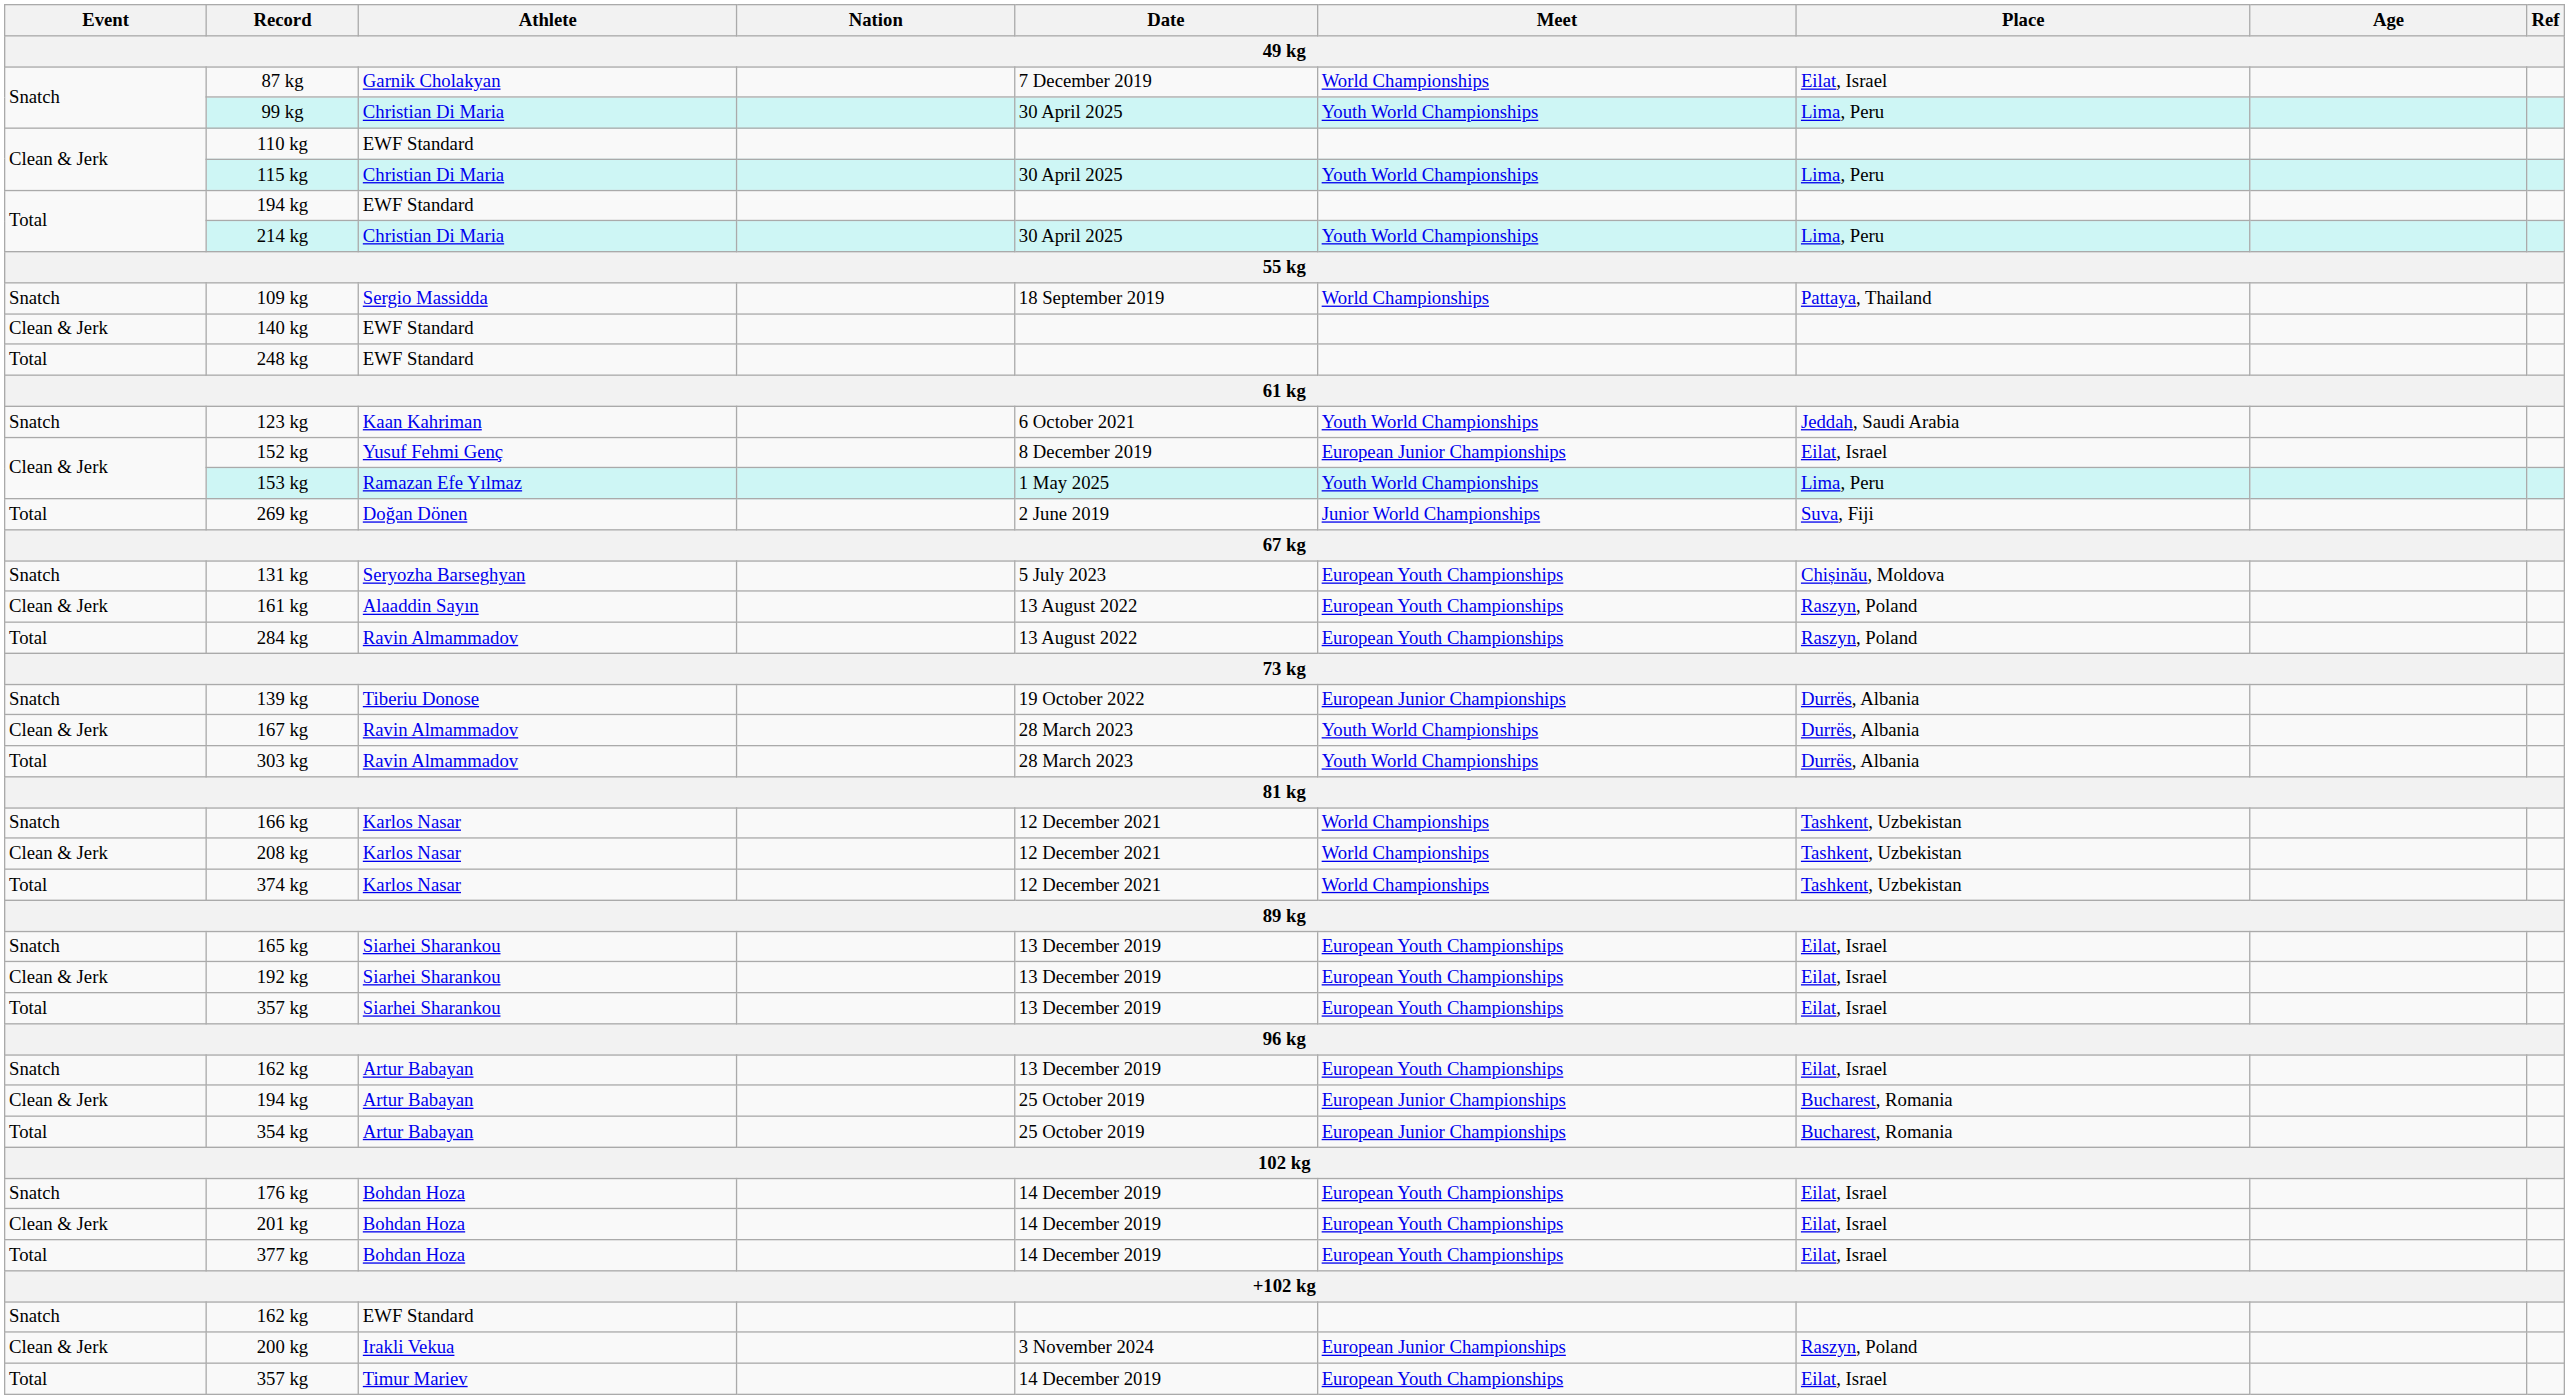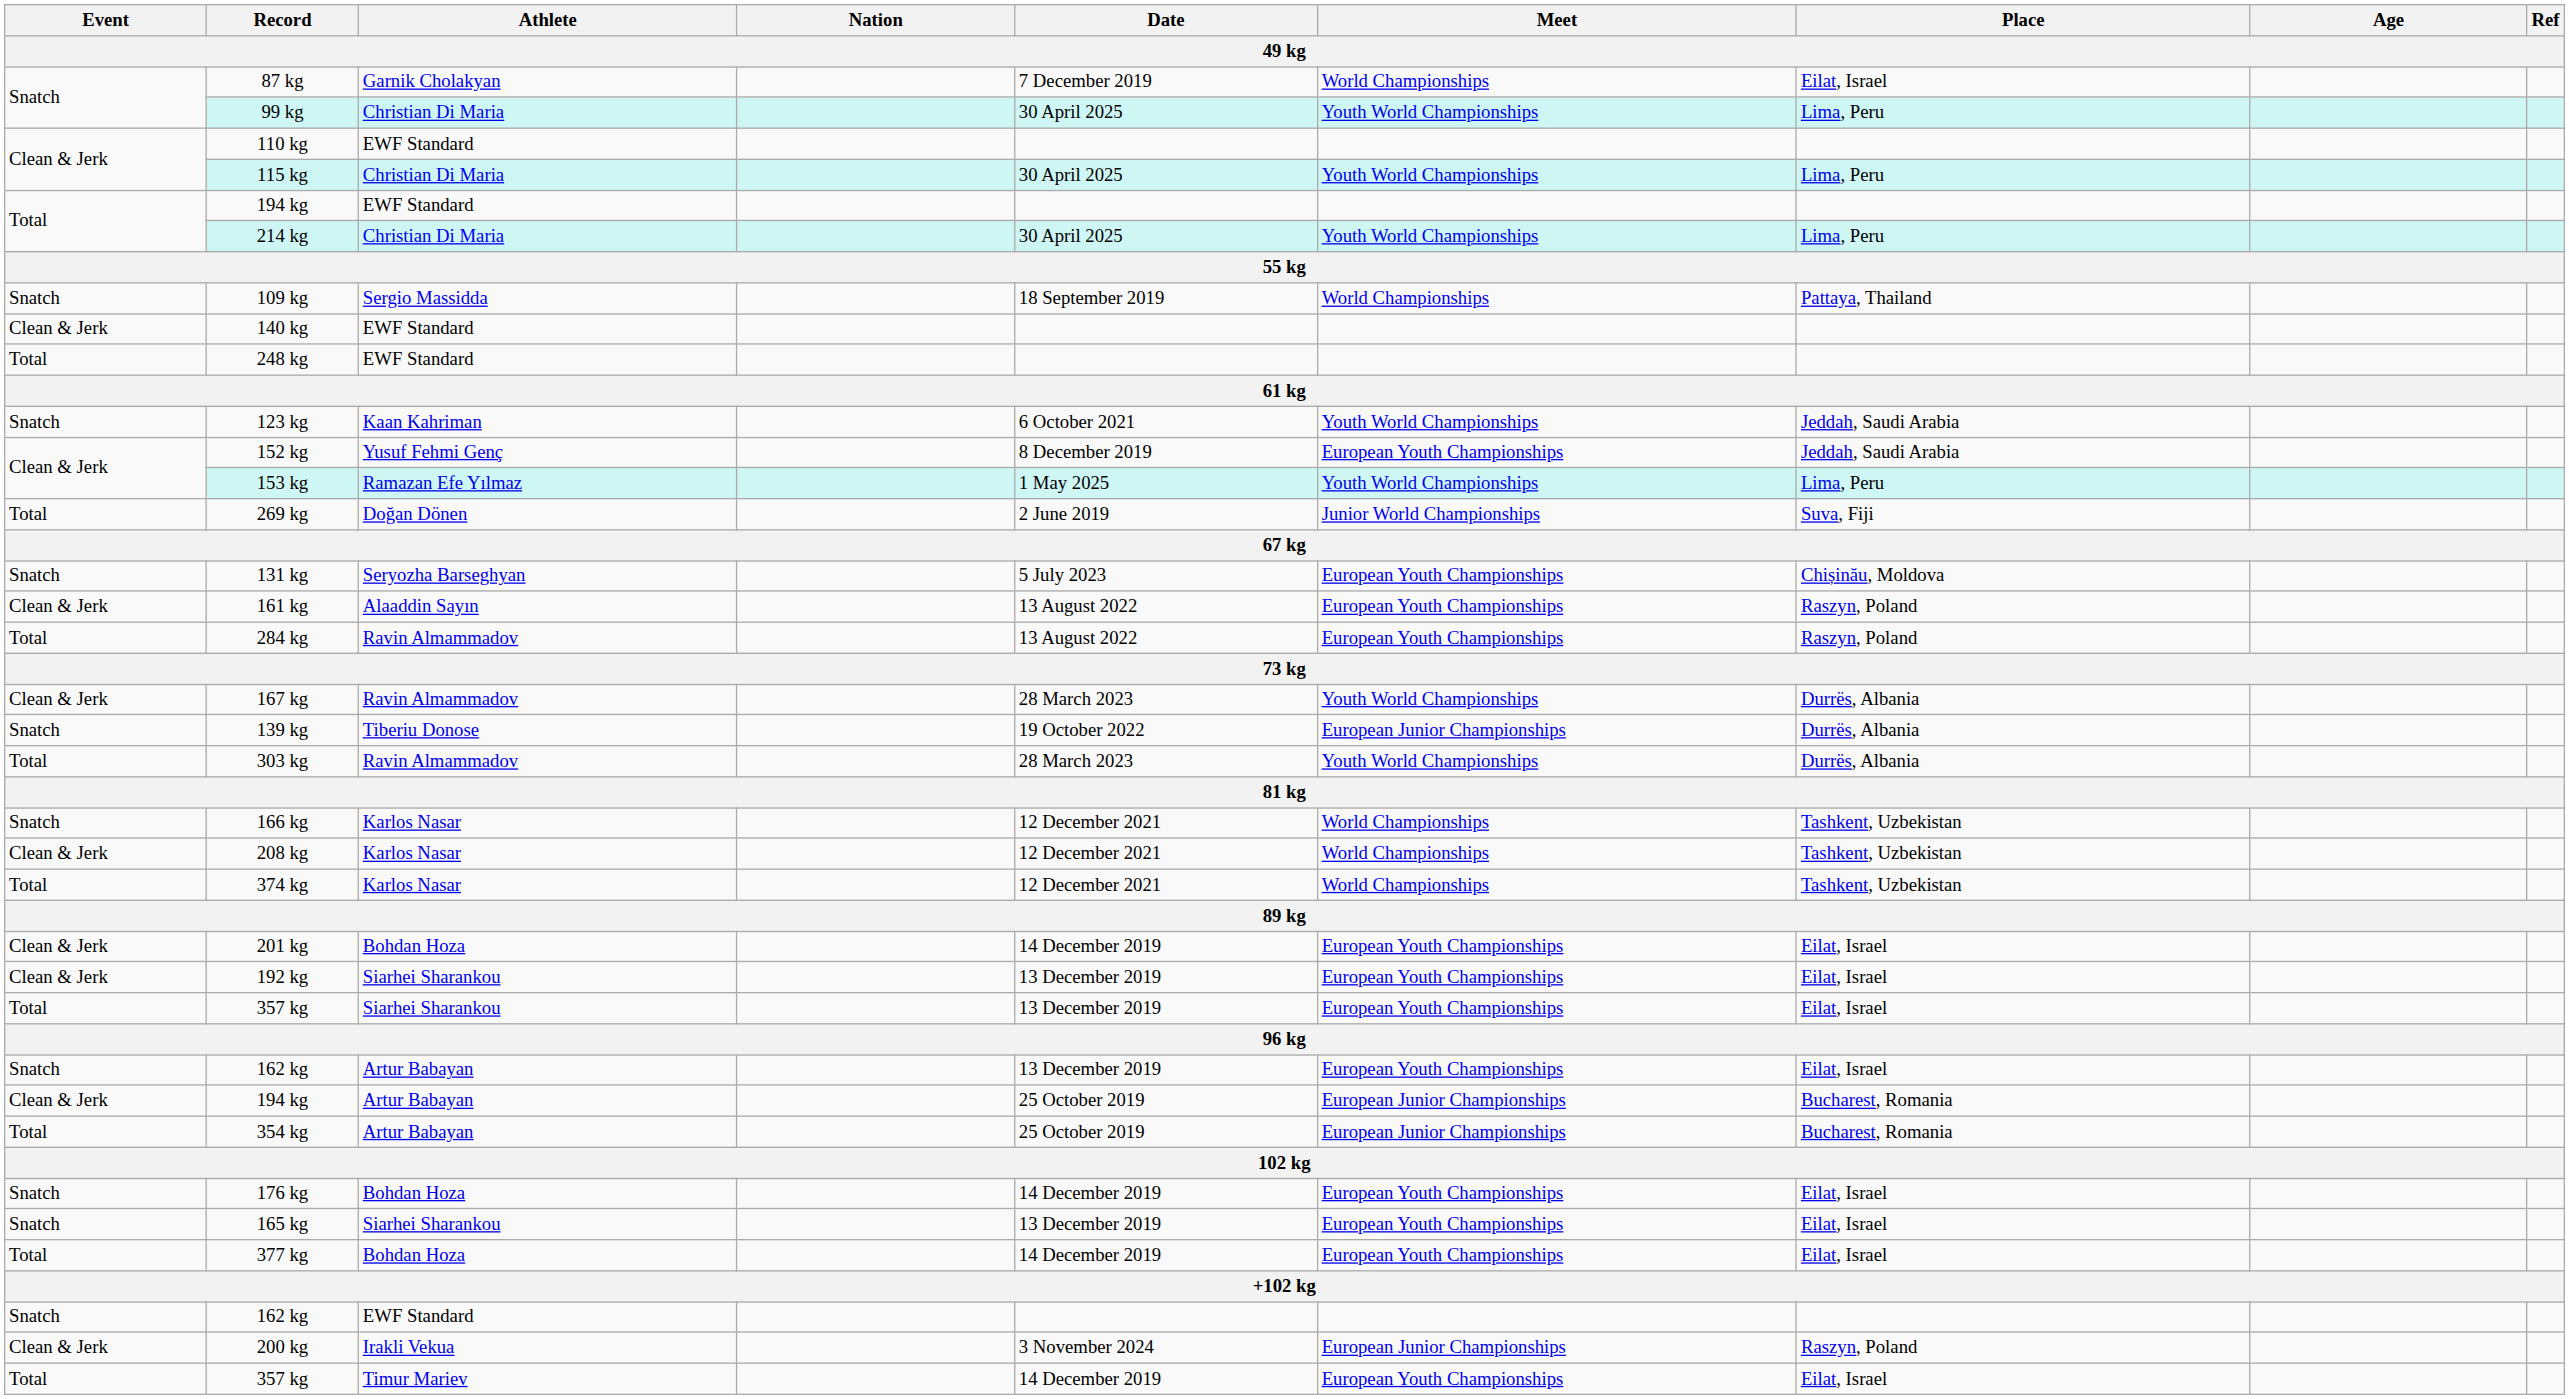(1444, 452) European Junior Championships -> (1442, 452) European Youth Championships
(1844, 452) Eilat, Israel -> (1880, 452) Jeddah, Saudi Arabia
rows swapped: (282, 699) <-> (282, 730)
rows swapped: (282, 946) <-> (282, 1224)
